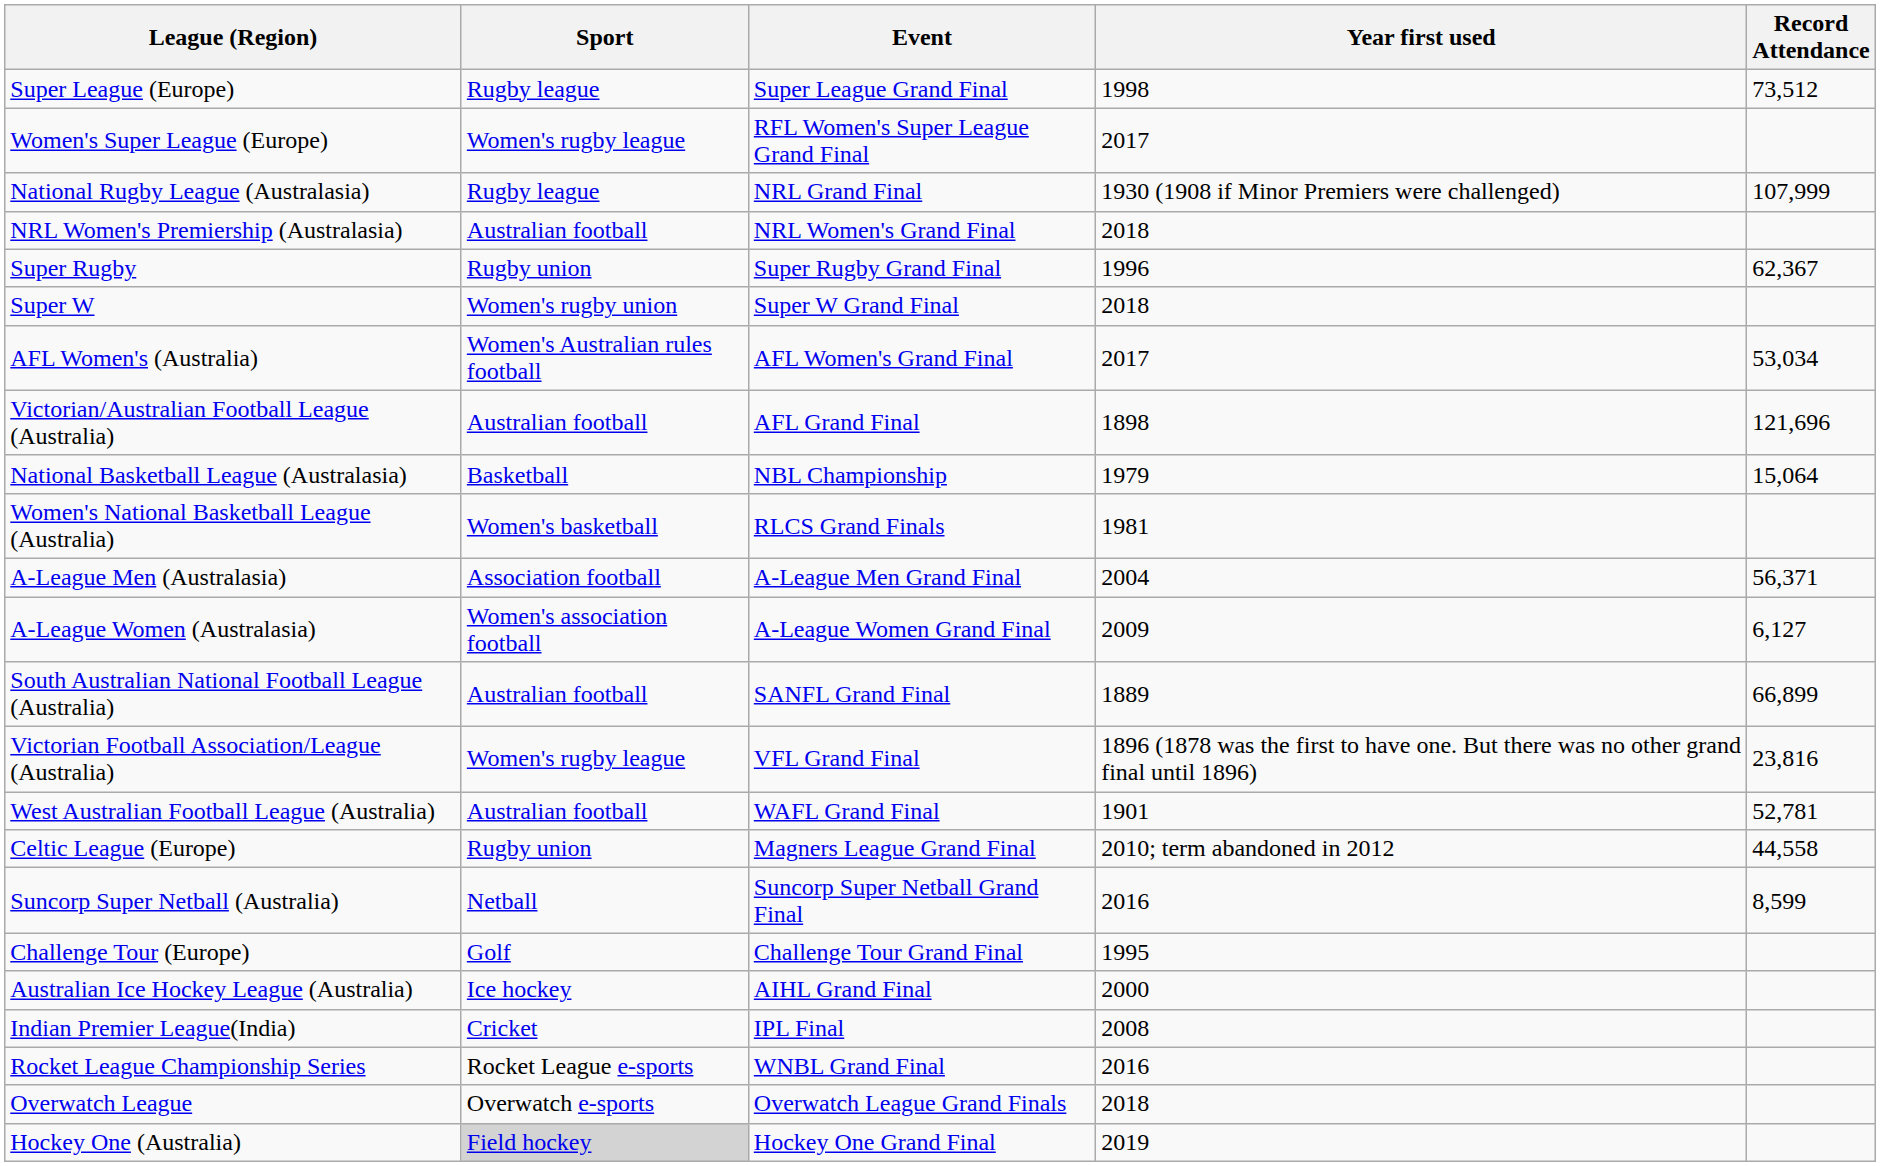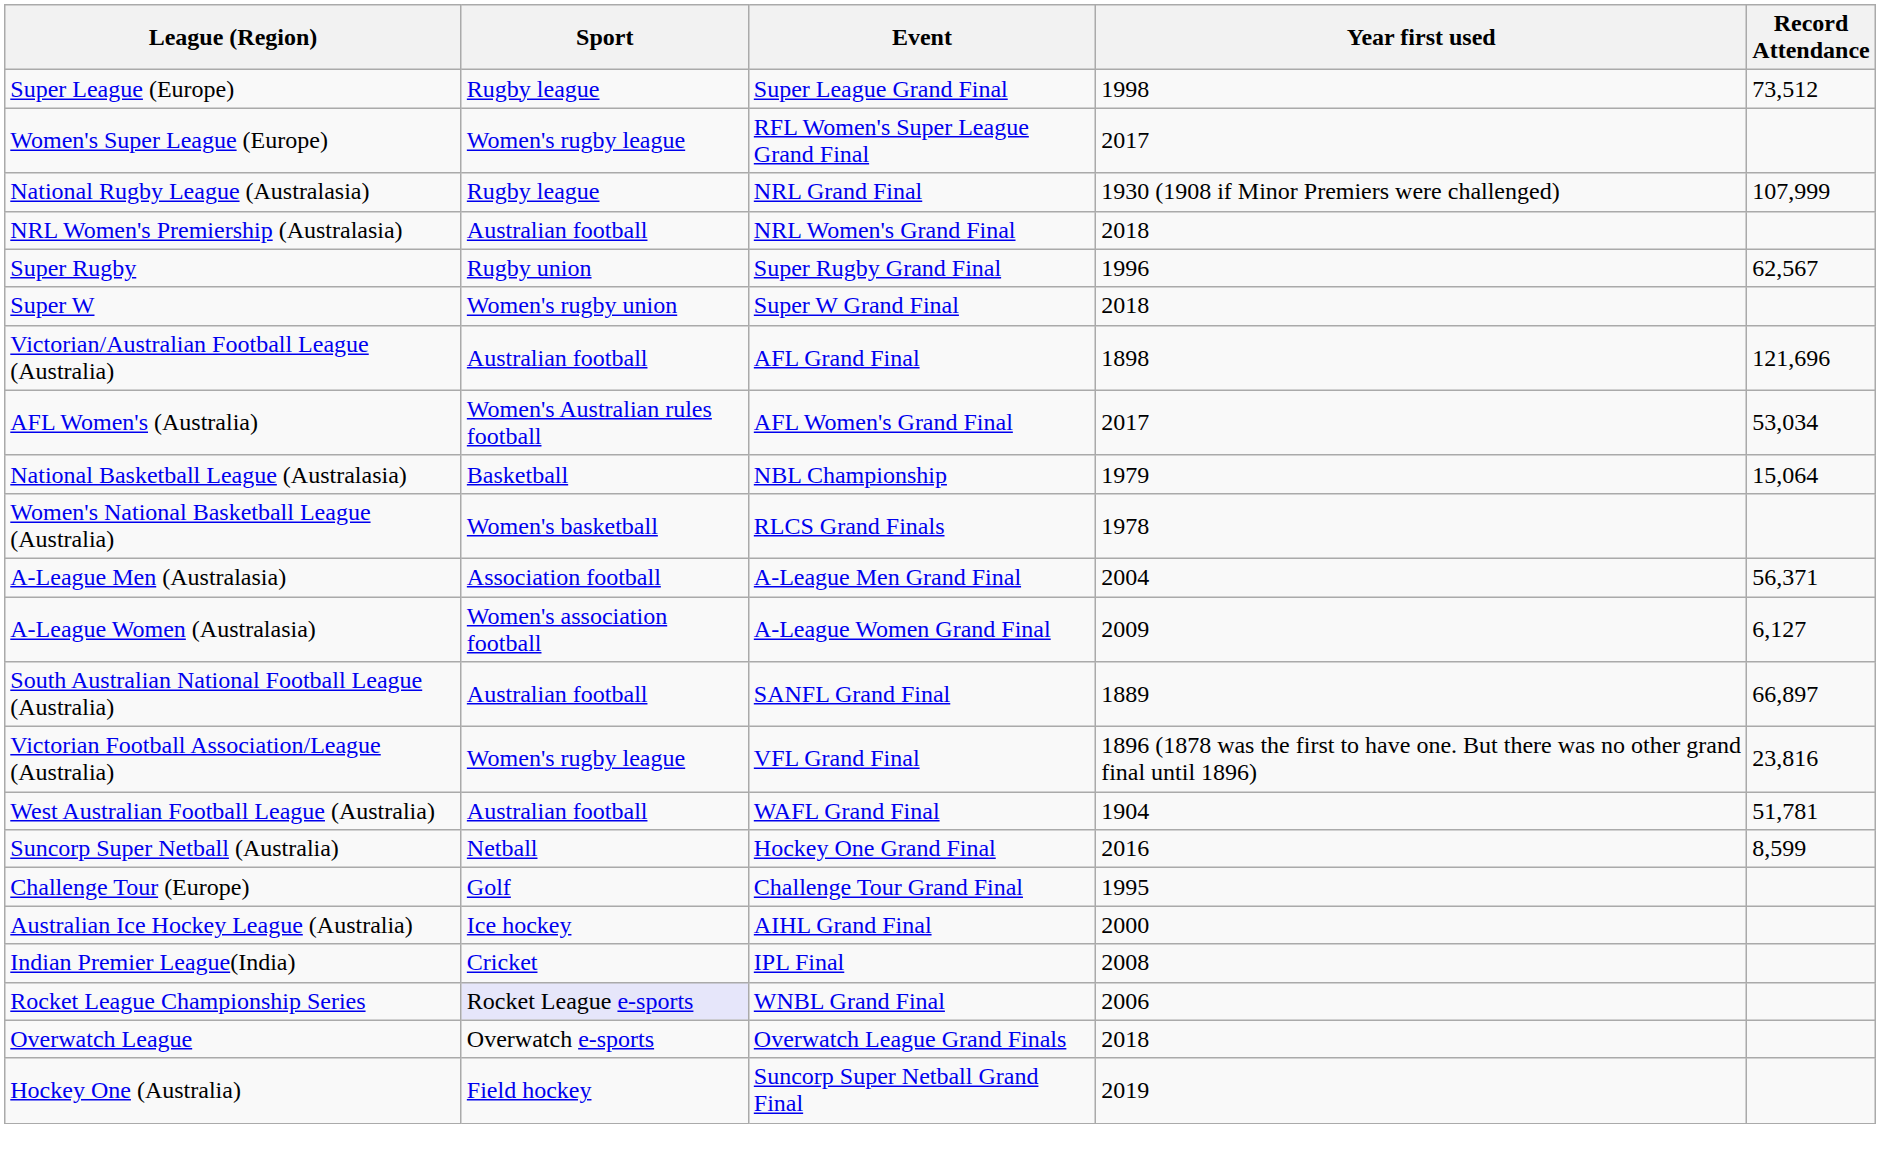(1785, 267) 62,367 -> (1785, 267) 62,567
rows swapped: (190, 422) <-> (134, 357)
(1125, 525) 1981 -> (1125, 525) 1978
(1785, 693) 66,899 -> (1785, 693) 66,897
(1125, 810) 1901 -> (1125, 810) 1904
(1785, 810) 52,781 -> (1785, 810) 51,781
- row: (123, 848)
(896, 900) Suncorp Super Netball Grand Final -> (875, 848) Hockey One Grand Final
(580, 1065) no background -> (580, 1000) lavender background
(1125, 1065) 2016 -> (1125, 1000) 2006
(529, 1141) lightgrey background -> (529, 1090) no background
(875, 1141) Hockey One Grand Final -> (896, 1090) Suncorp Super Netball Grand Final
